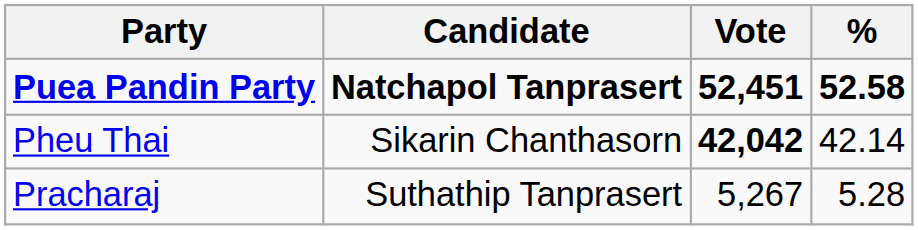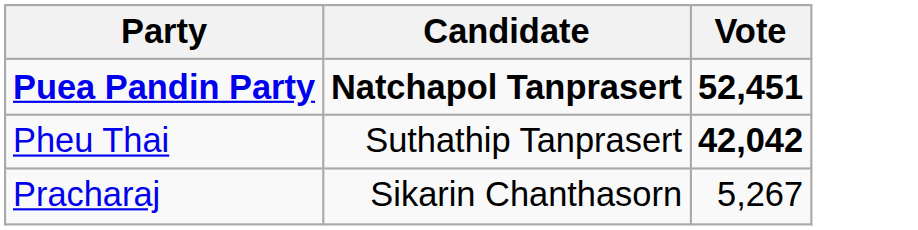- column: (862, 31)
(526, 140) Sikarin Chanthasorn -> (524, 140) Suthathip Tanprasert
(524, 195) Suthathip Tanprasert -> (526, 195) Sikarin Chanthasorn
